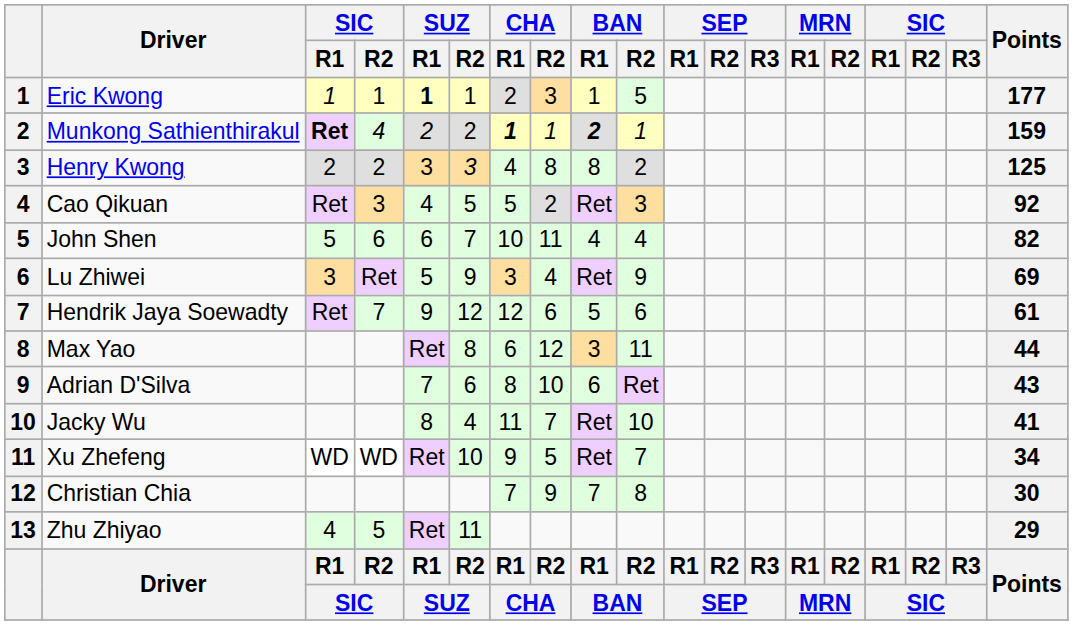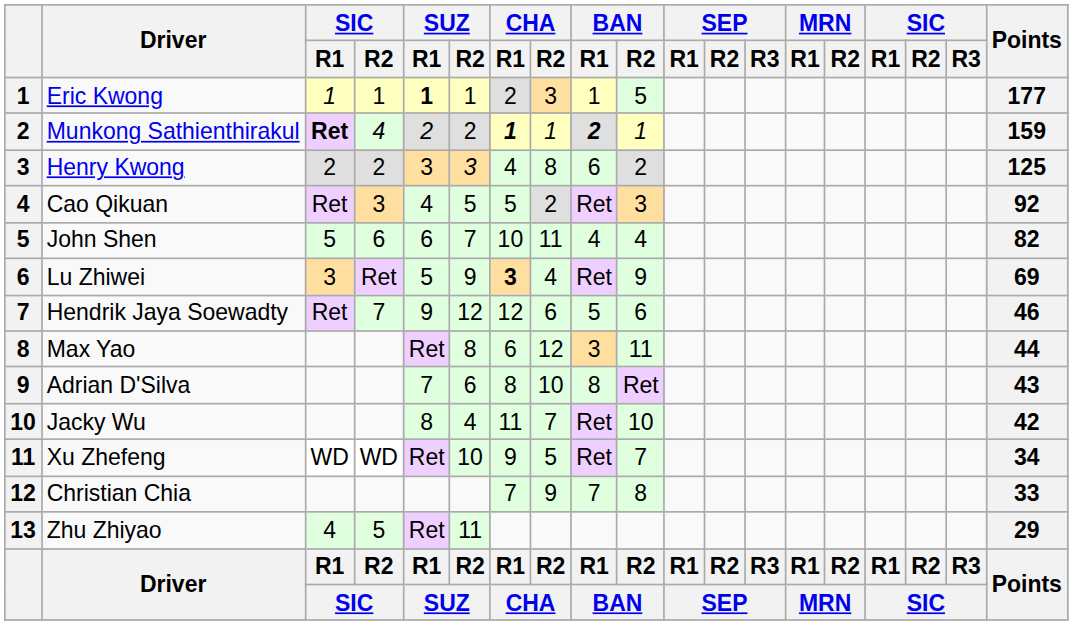(594, 167) 8 -> (594, 167) 6
(510, 276) normal -> (510, 276) bold
(1027, 312) 61 -> (1027, 312) 46
(594, 385) 6 -> (594, 385) 8
(1027, 421) 41 -> (1027, 421) 42
(1027, 494) 30 -> (1027, 494) 33
